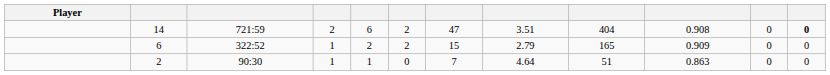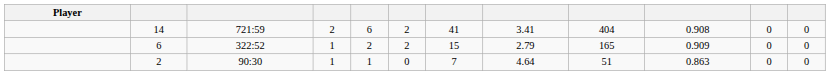(454, 29) 47 -> (454, 29) 41
(525, 29) 3.51 -> (525, 29) 3.41
(807, 29) bold -> (807, 29) normal
